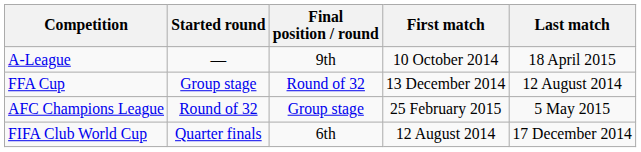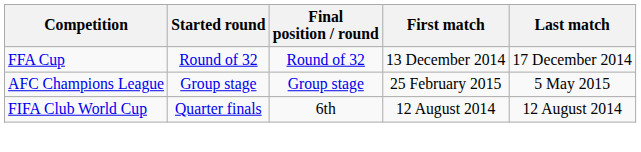- row: (39, 59)
(218, 84) Group stage -> (218, 59) Round of 32
(572, 84) 12 August 2014 -> (572, 59) 17 December 2014
(218, 109) Round of 32 -> (218, 84) Group stage
(572, 134) 17 December 2014 -> (572, 109) 12 August 2014
